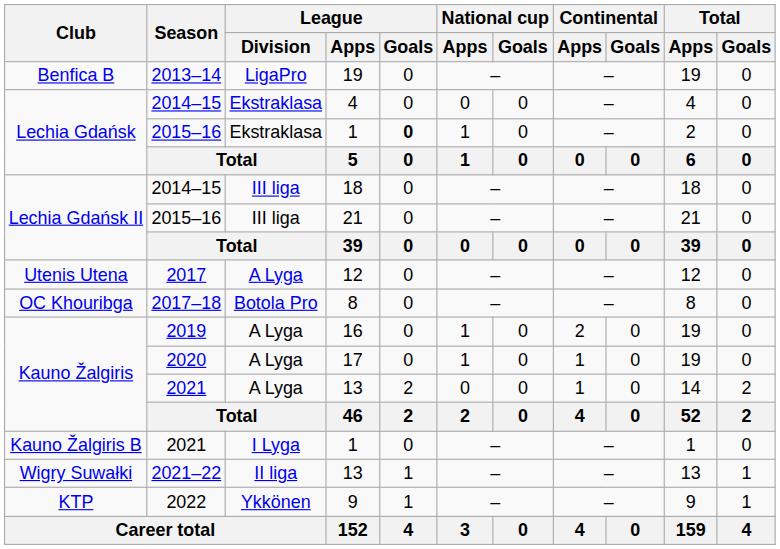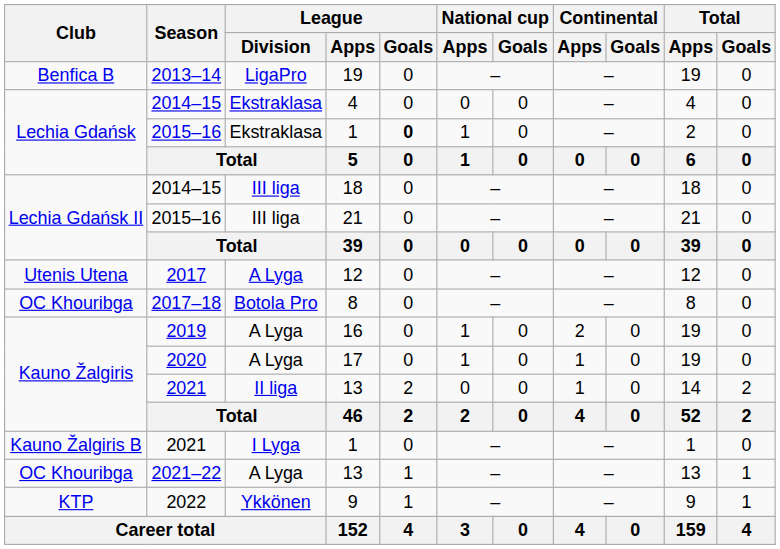(276, 388) A Lyga -> (276, 388) II liga
(76, 473) Wigry Suwałki -> (76, 473) OC Khouribga
(276, 473) II liga -> (276, 473) A Lyga
